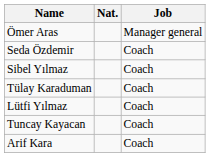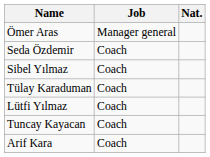columns swapped: (108, 13) <-> (163, 13)
